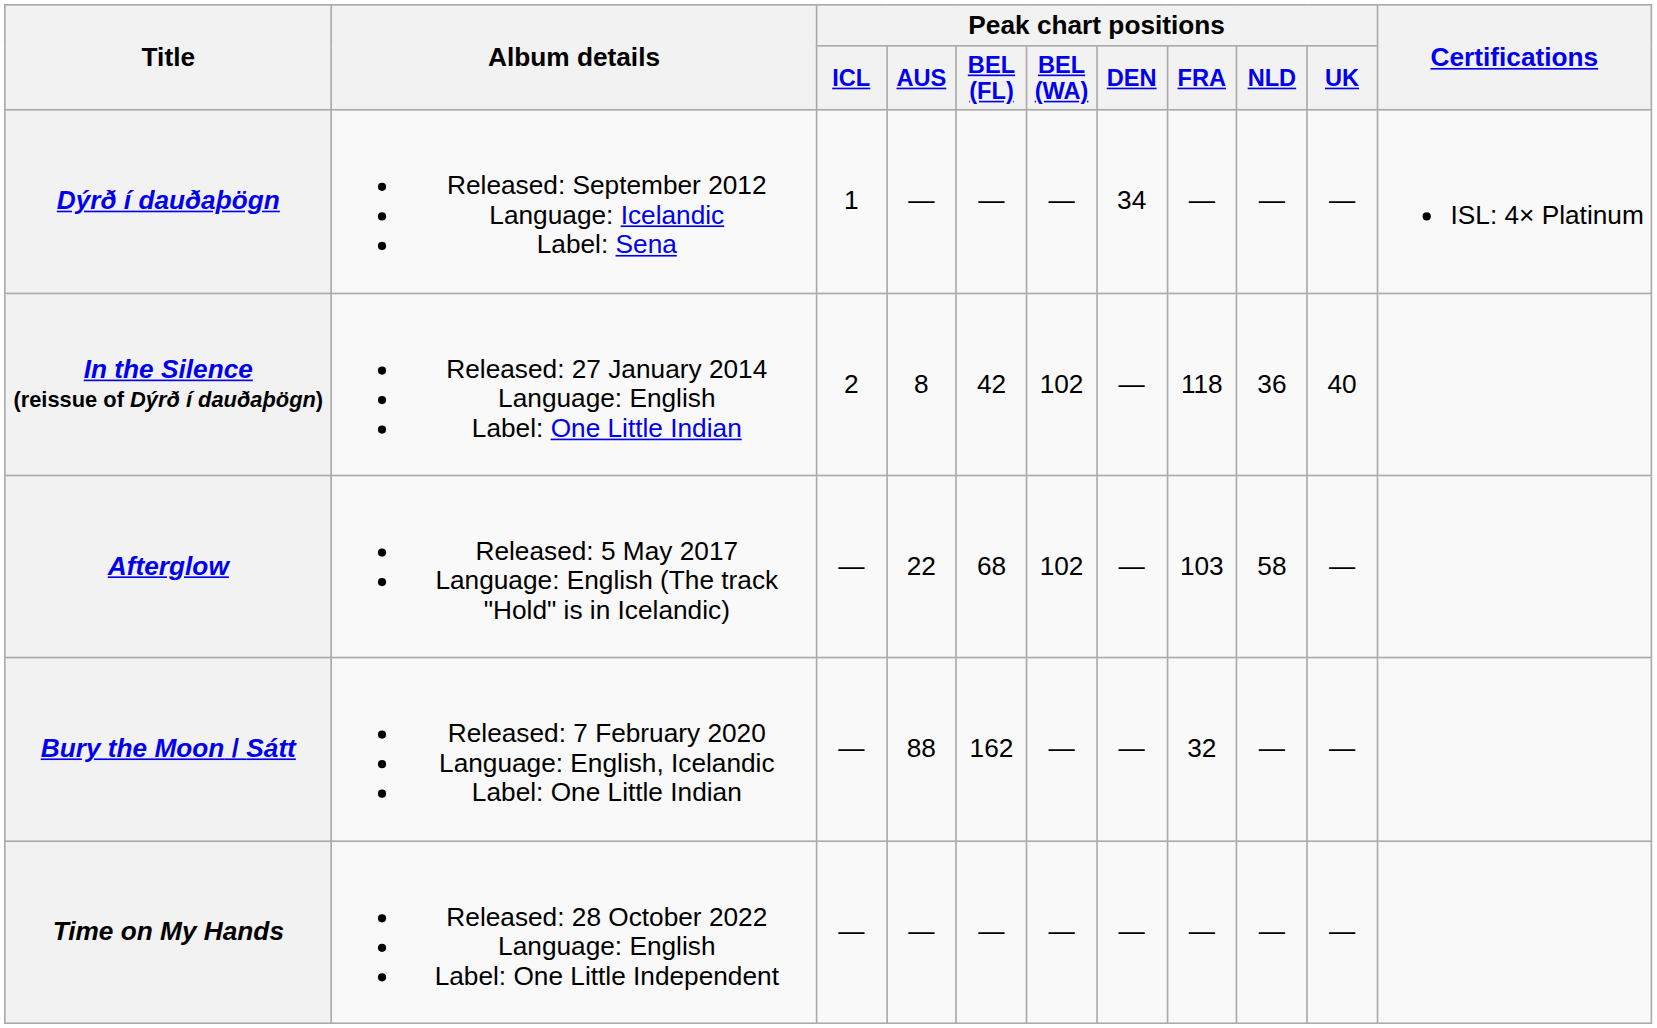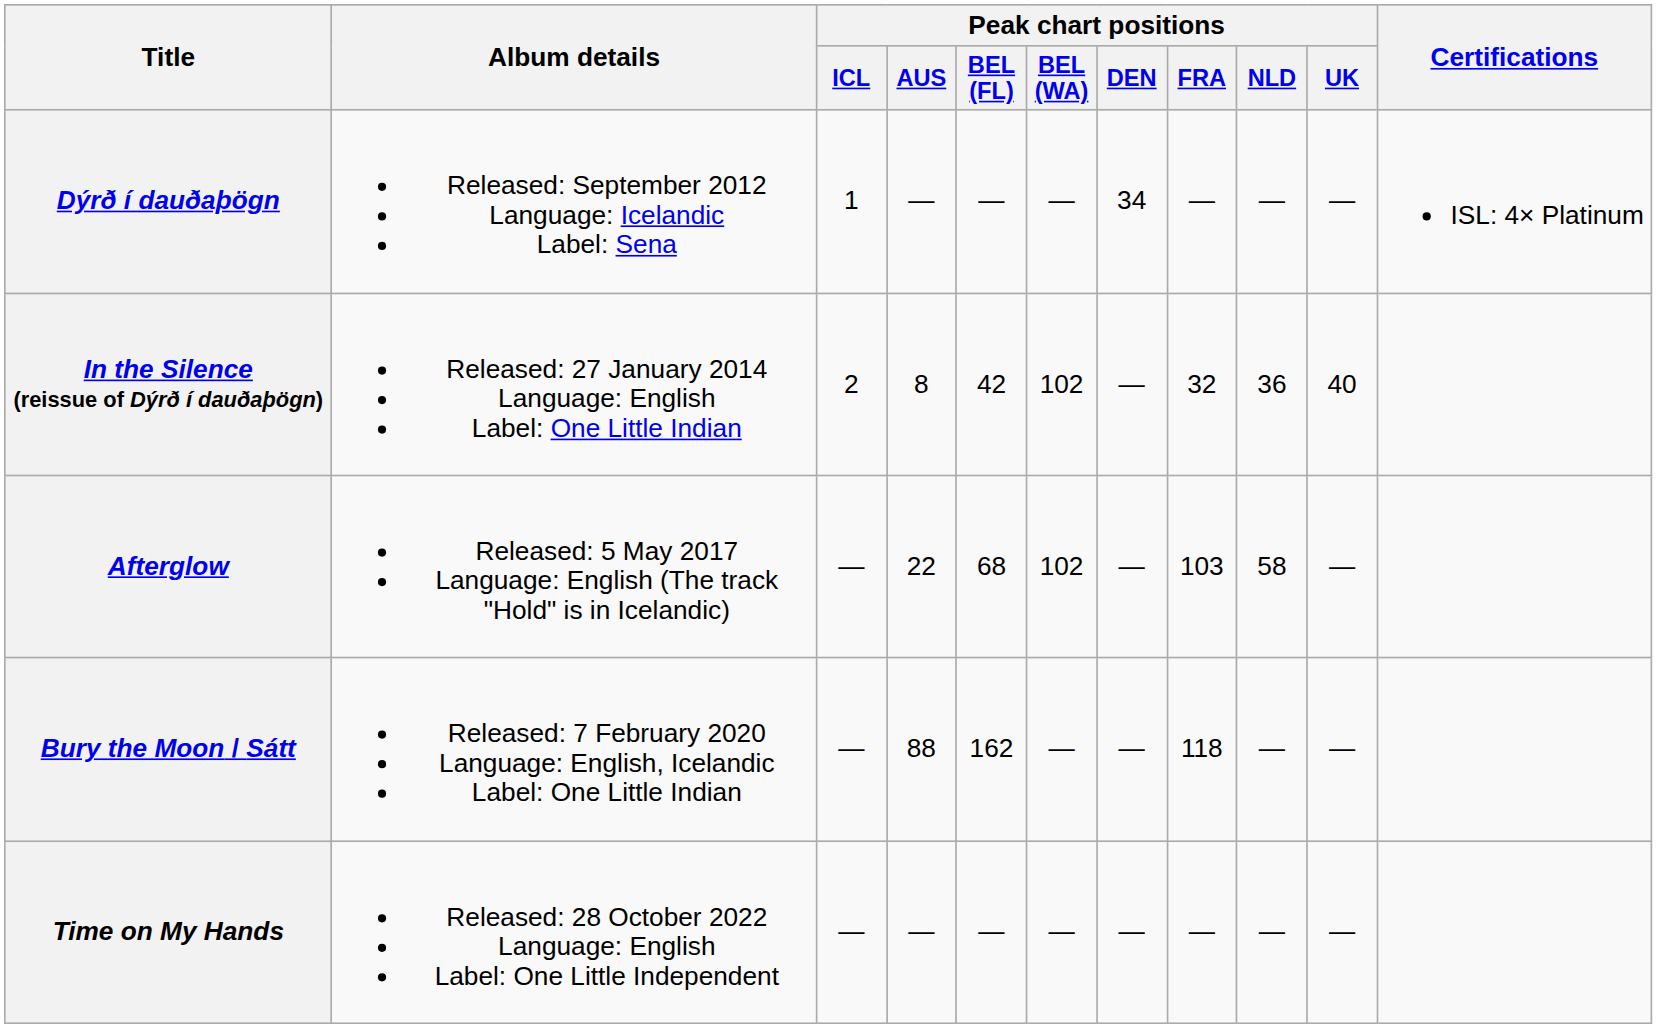(1202, 383) 118 -> (1202, 383) 32
(1202, 748) 32 -> (1202, 748) 118
